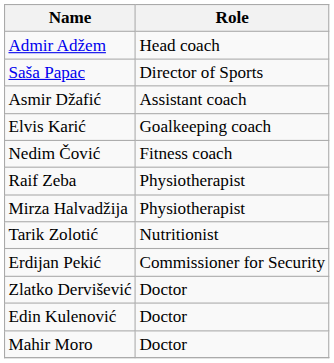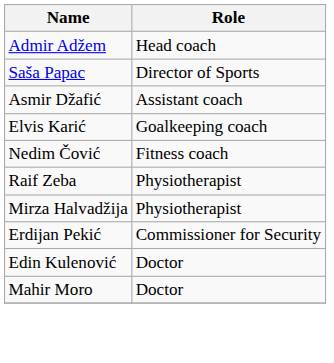- row: (53, 235)
- row: (70, 289)
